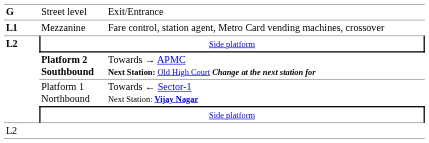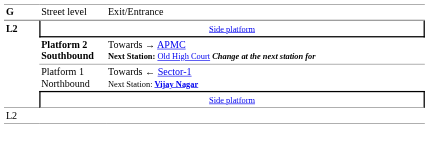- row: (63, 28)
